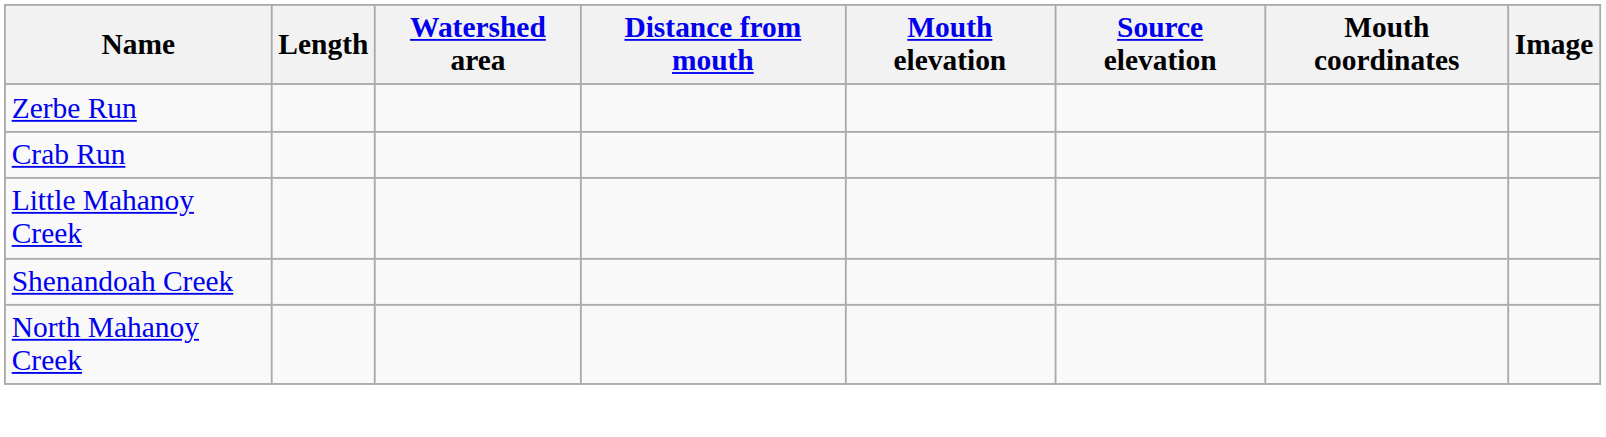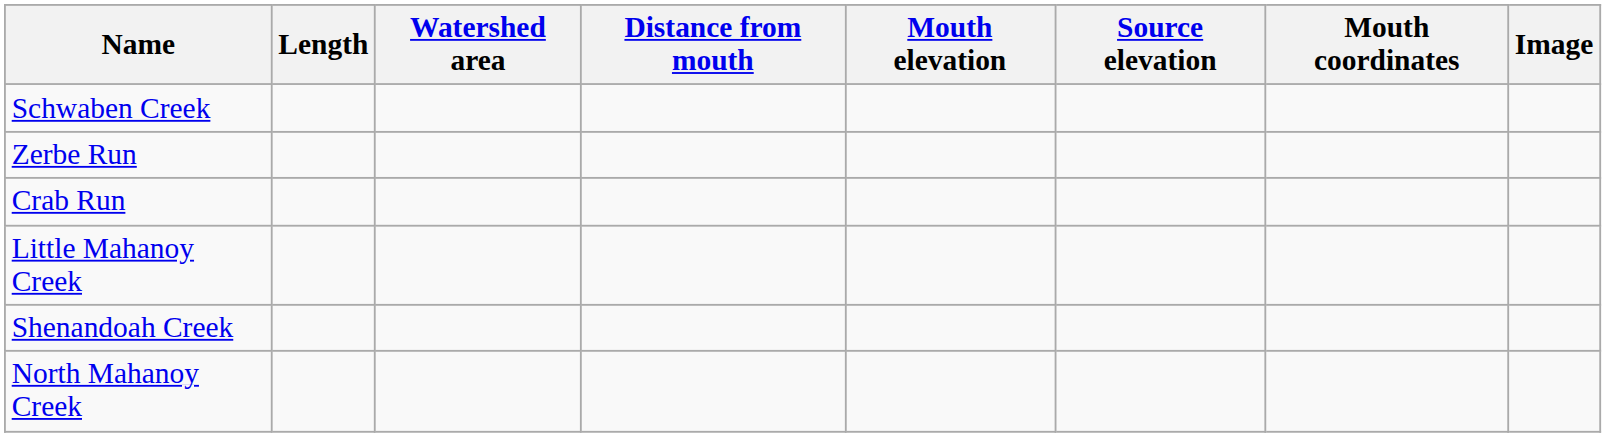+ row: (111, 107)
